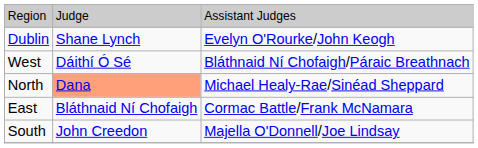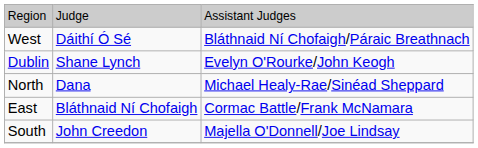rows swapped: (28, 39) <-> (24, 62)
(73, 85) lightsalmon background -> (73, 85) no background
